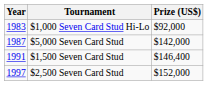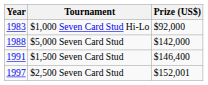(16, 42) 1987 -> (16, 42) 1988
(172, 73) $152,000 -> (172, 73) $152,001
